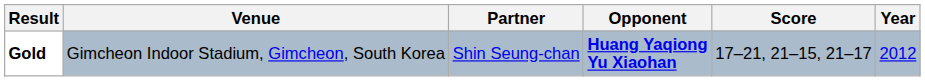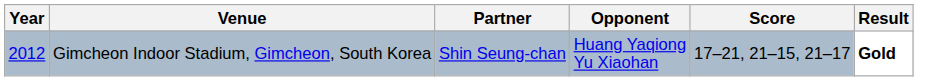columns swapped: (898, 18) <-> (34, 18)
(648, 53) bold -> (630, 53) normal
